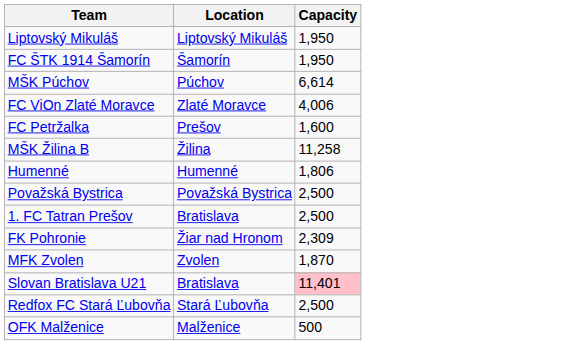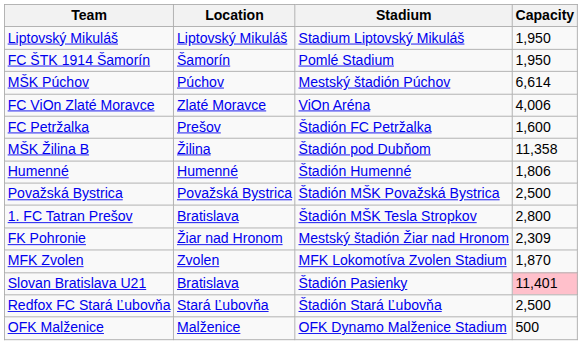+ column: (404, 15)
(320, 149) 11,258 -> (536, 149) 11,358
(316, 216) 2,500 -> (533, 216) 2,800
